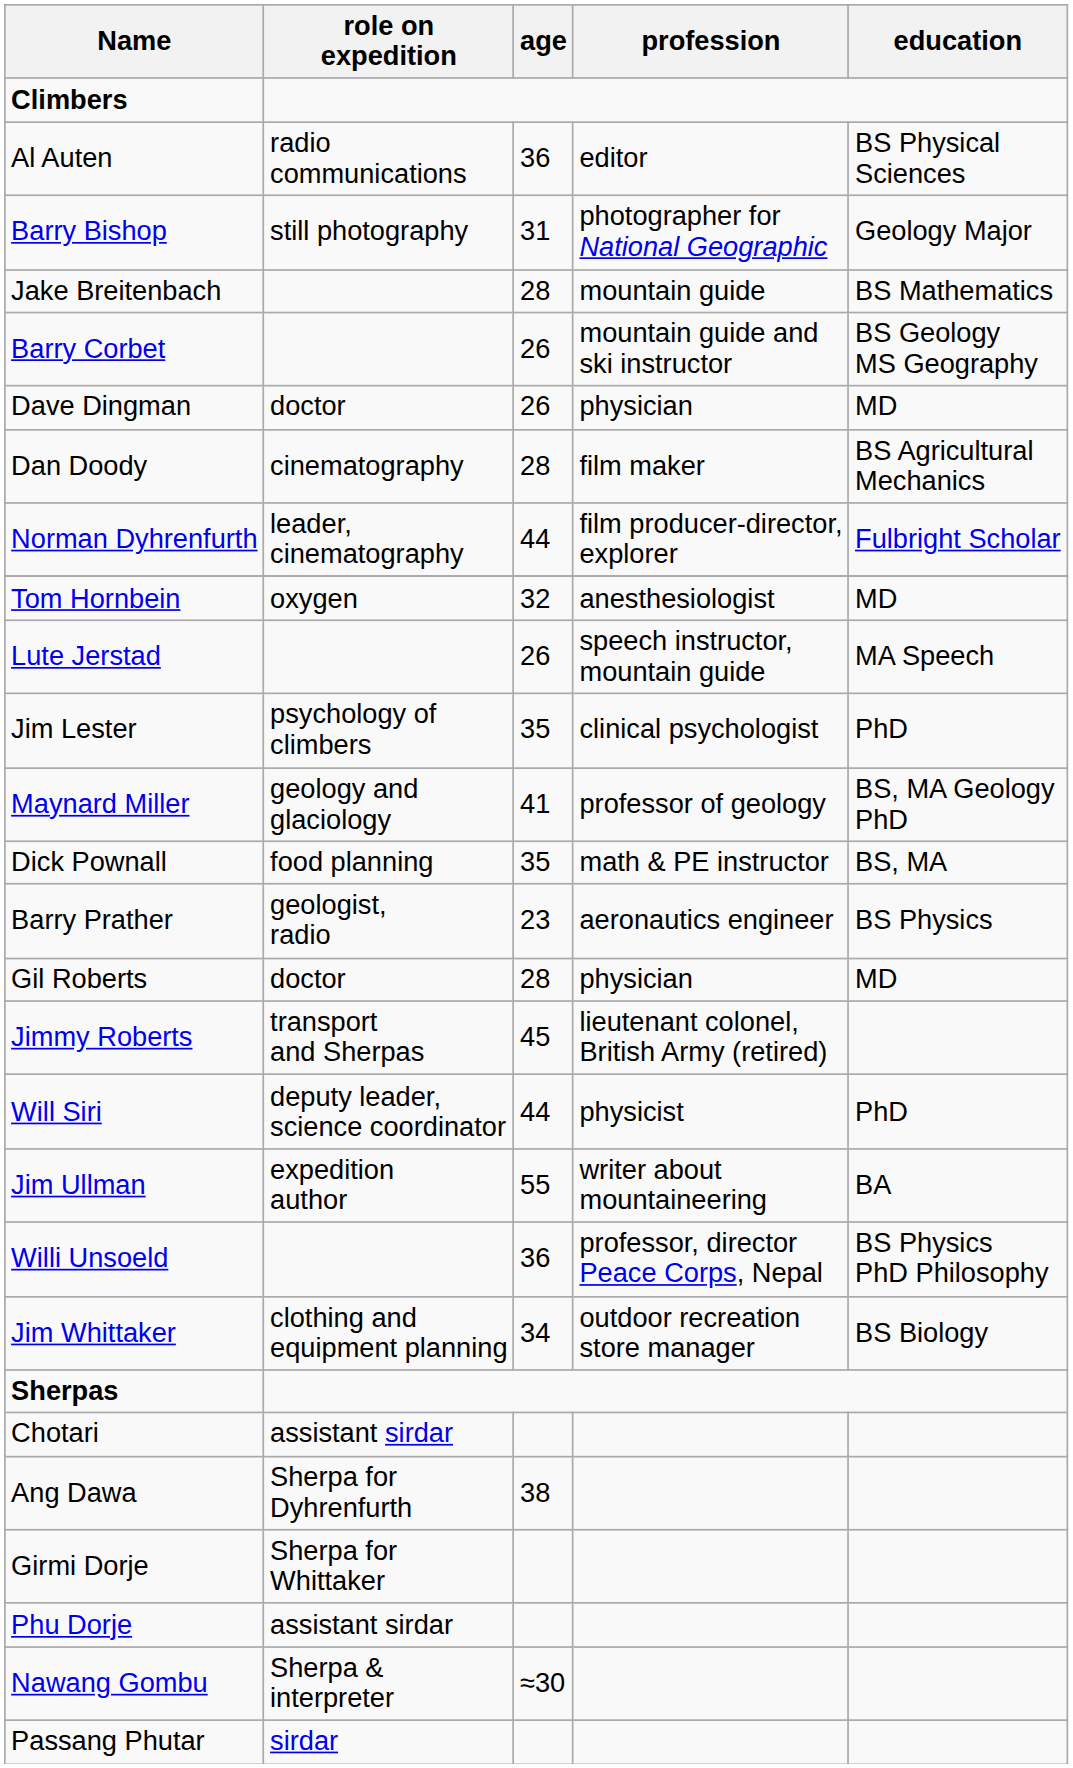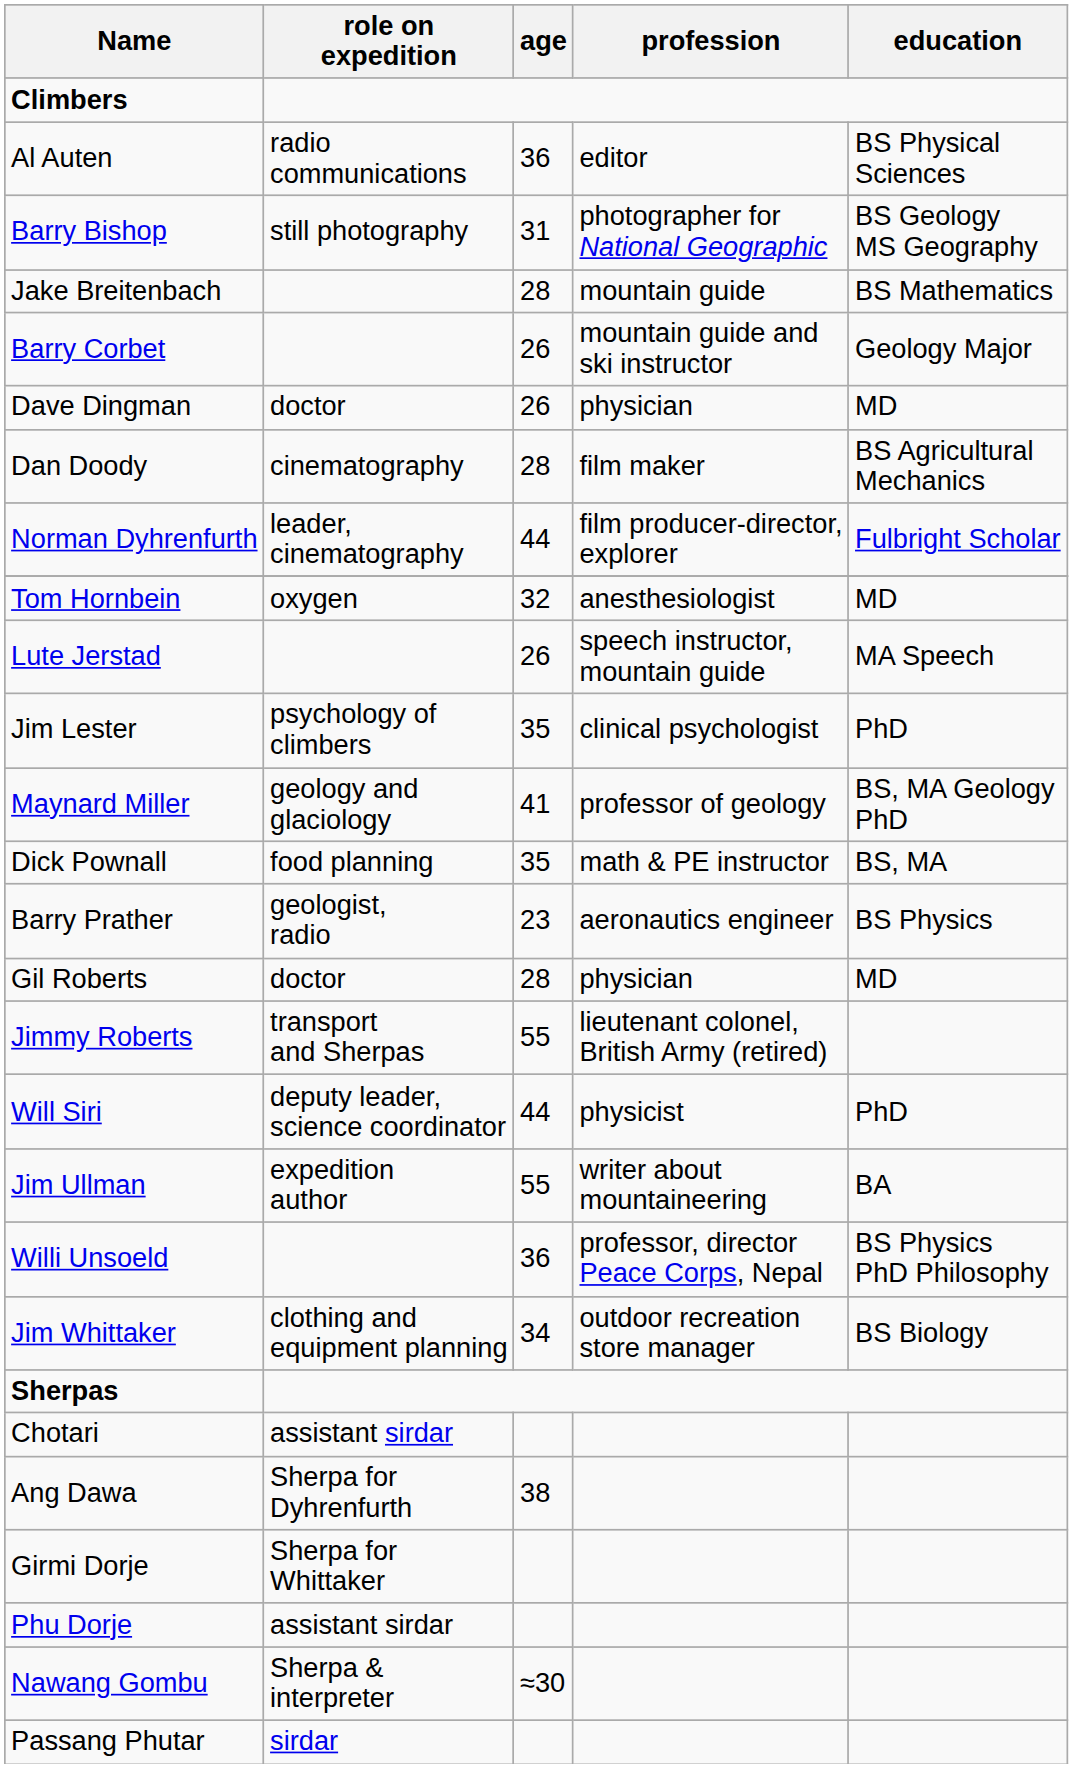(943, 231) Geology Major -> (947, 231) BS Geology MS Geography
(947, 348) BS Geology MS Geography -> (943, 348) Geology Major
(535, 1037) 45 -> (535, 1037) 55
